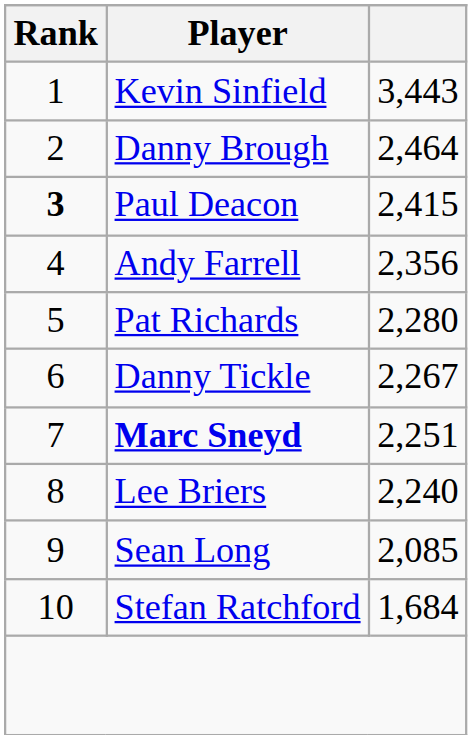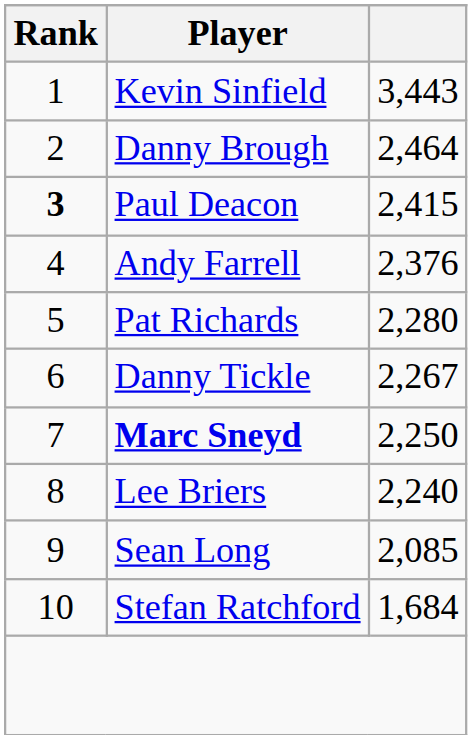(418, 262) 2,356 -> (418, 262) 2,376
(418, 434) 2,251 -> (418, 434) 2,250
